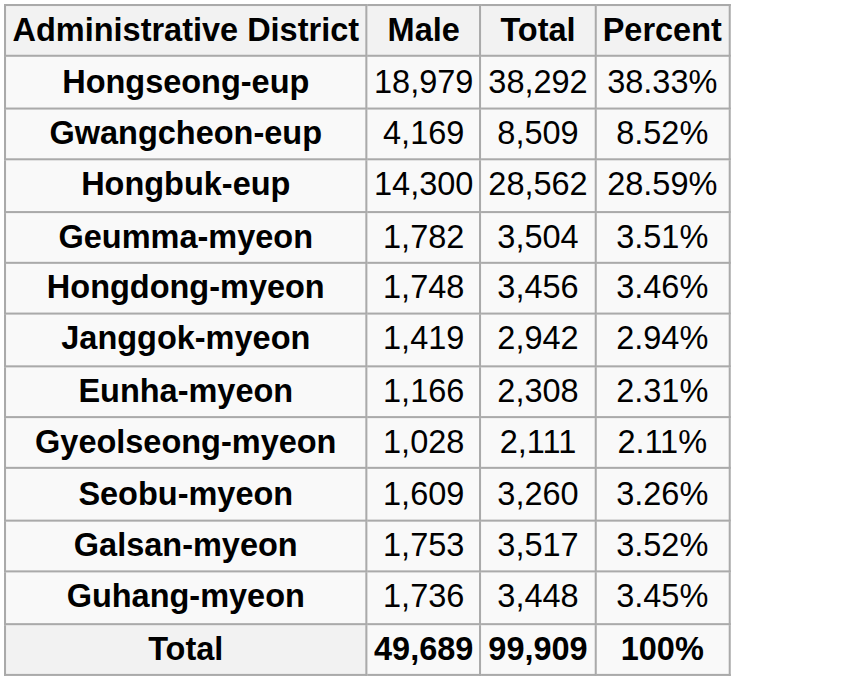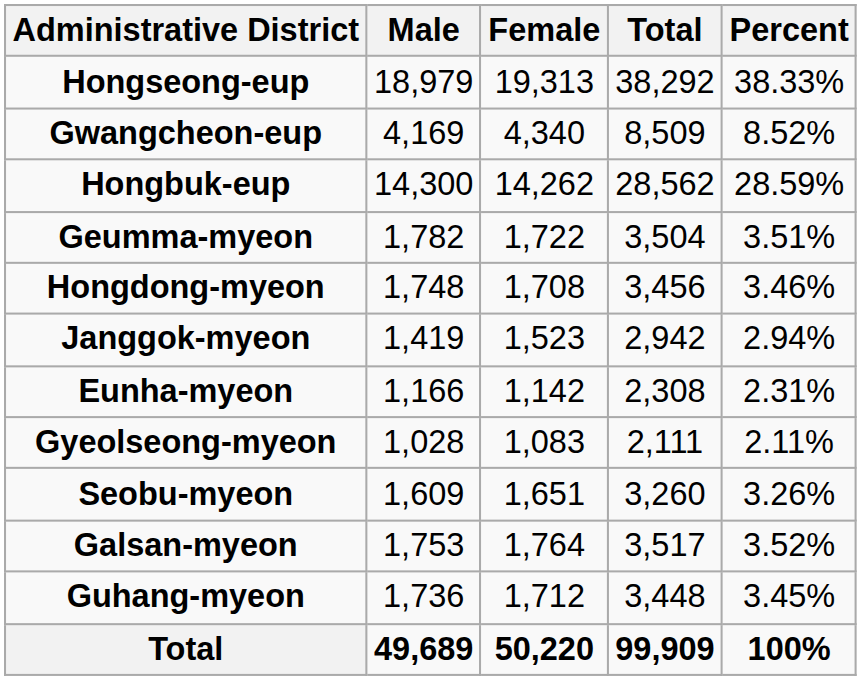+ column: (544, 30)
